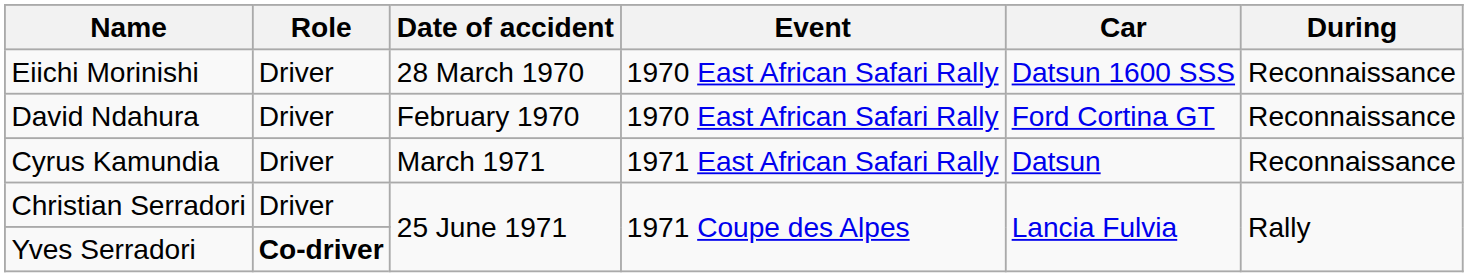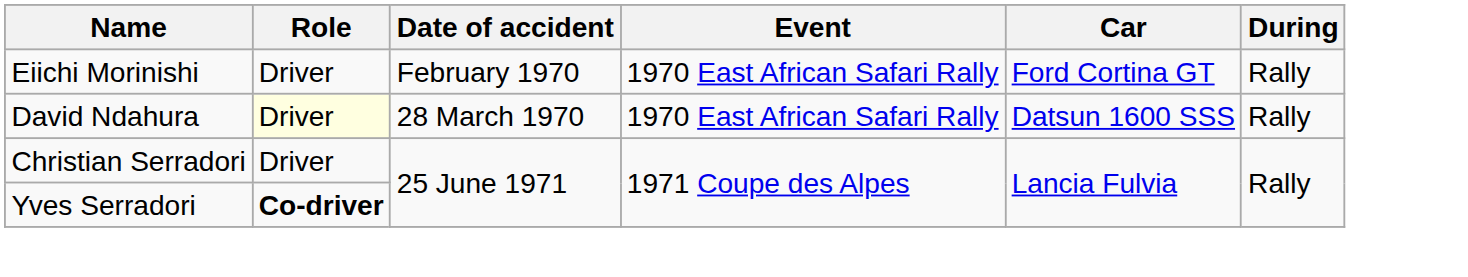(490, 72) 28 March 1970 -> (488, 72) February 1970
(1123, 72) Datsun 1600 SSS -> (1113, 72) Ford Cortina GT
(1352, 72) Reconnaissance -> (1279, 72) Rally
(296, 116) no background -> (296, 116) lightyellow background
(488, 116) February 1970 -> (490, 116) 28 March 1970
(1113, 116) Ford Cortina GT -> (1123, 116) Datsun 1600 SSS
(1352, 116) Reconnaissance -> (1279, 116) Rally
- row: (115, 161)
